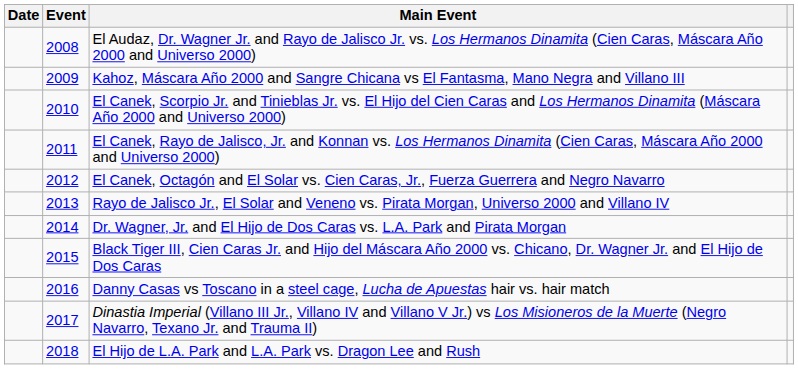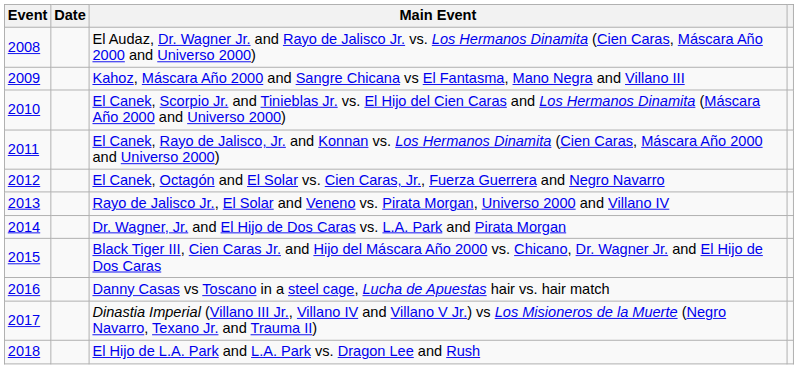columns swapped: (66, 16) <-> (24, 16)
